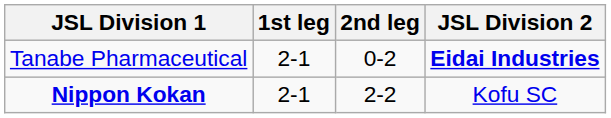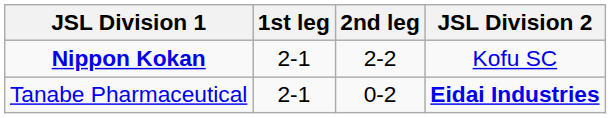rows swapped: (129, 94) <-> (129, 58)
